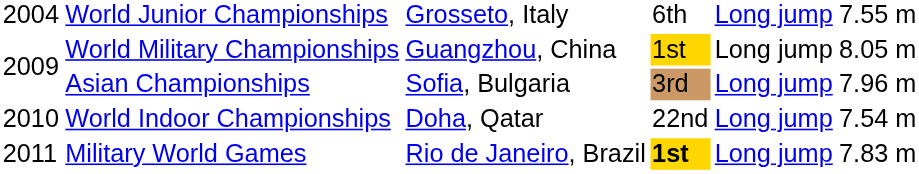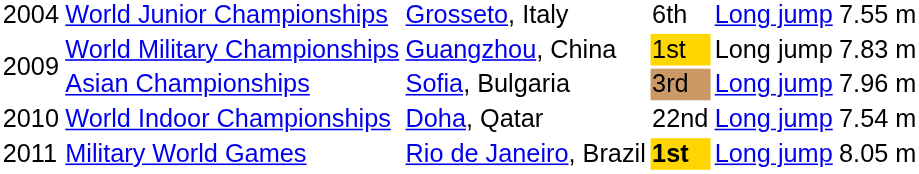(878, 49) 8.05 m -> (878, 49) 7.83 m
(878, 153) 7.83 m -> (878, 153) 8.05 m
